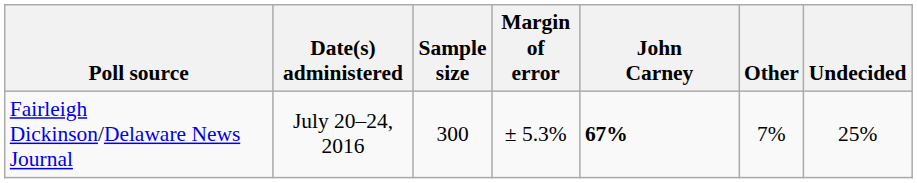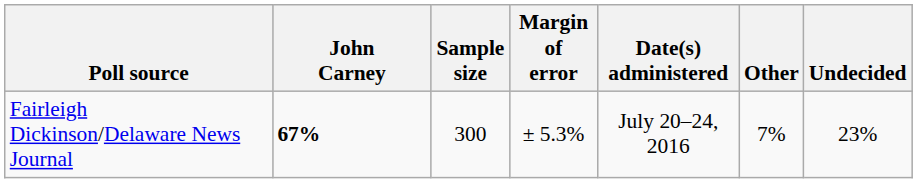columns swapped: (343, 60) <-> (659, 60)
(858, 133) 25% -> (858, 133) 23%
